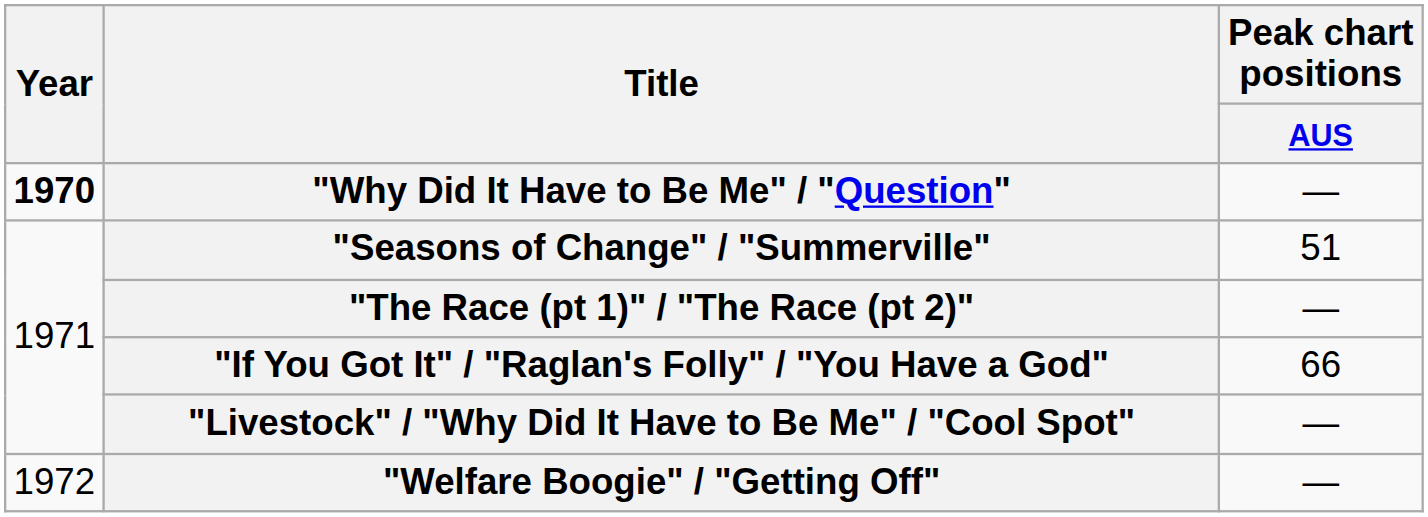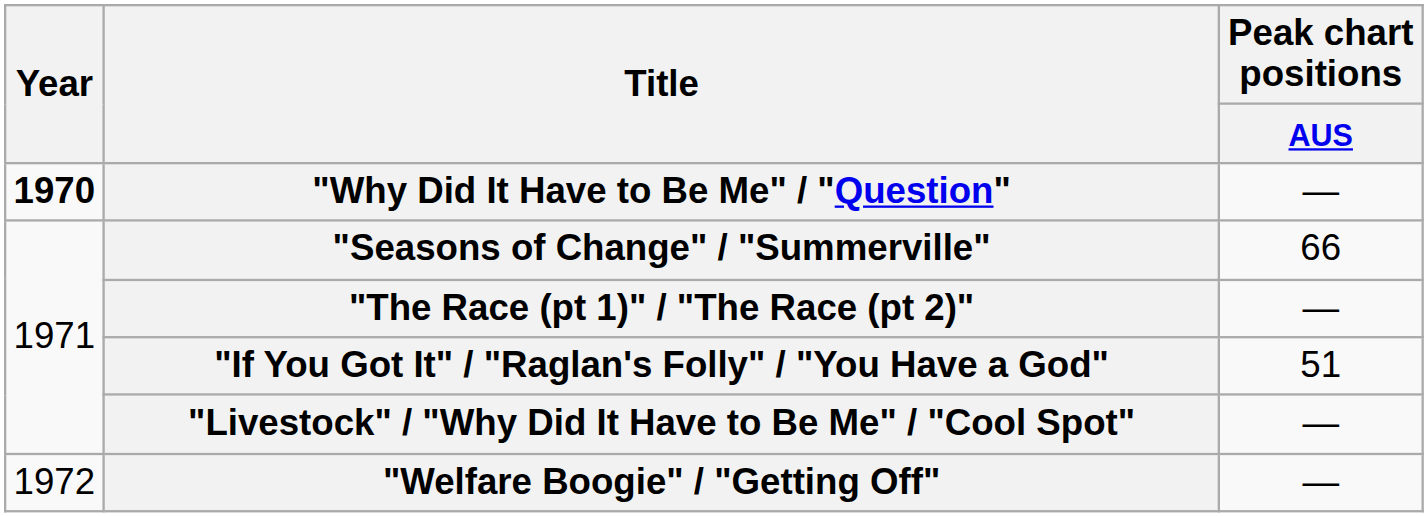(1321, 249) 51 -> (1321, 249) 66
(1321, 365) 66 -> (1321, 365) 51
